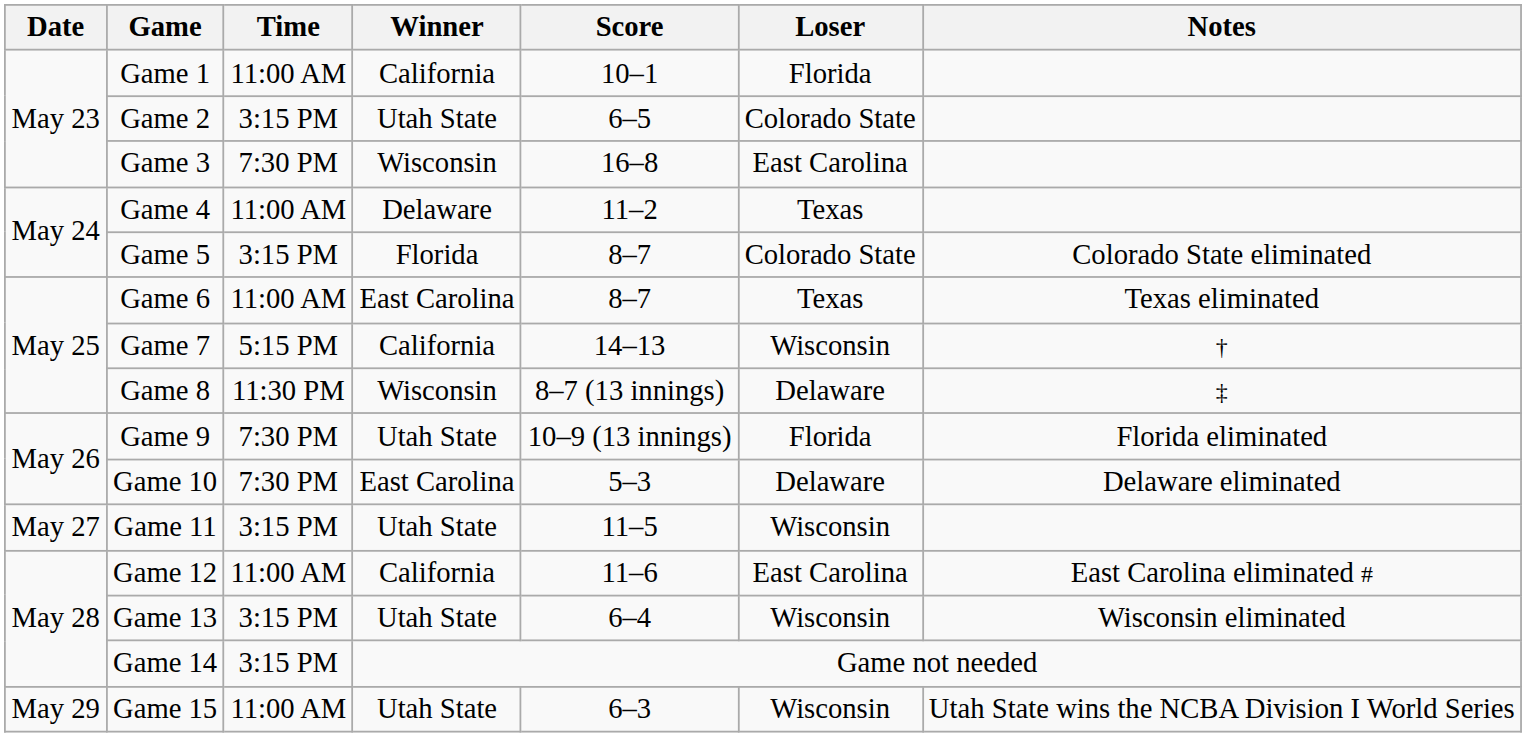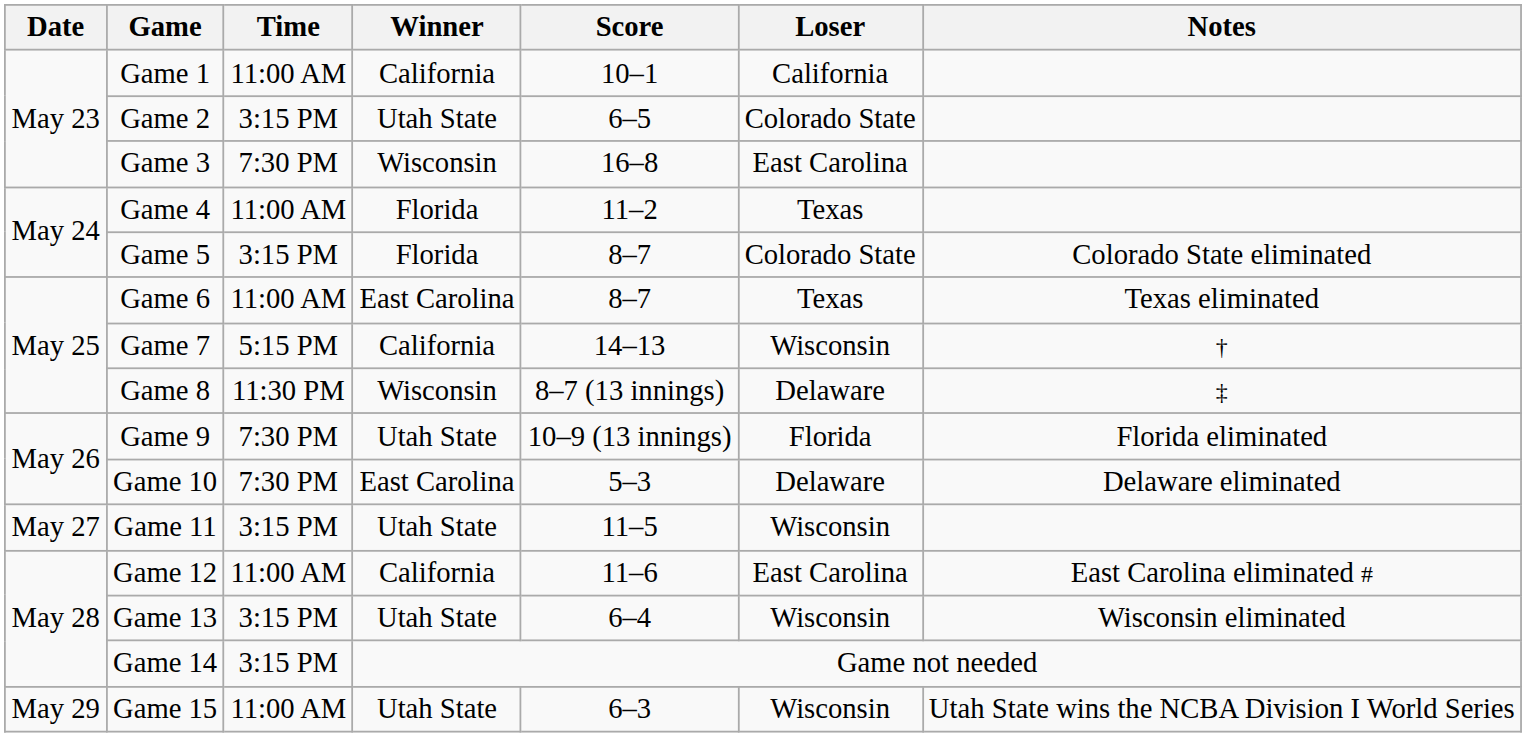(830, 72) Florida -> (830, 72) California
(437, 208) Delaware -> (437, 208) Florida
